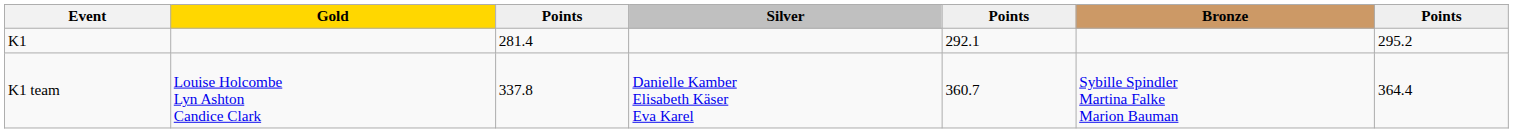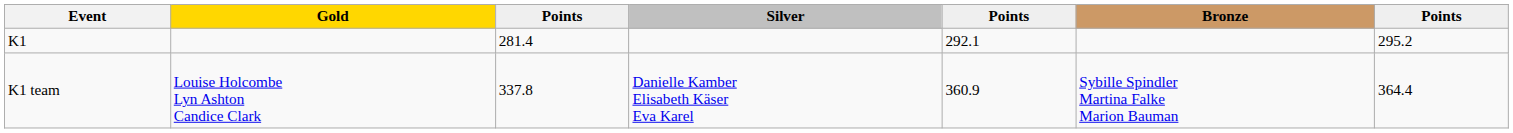(963, 90) 360.7 -> (963, 90) 360.9
